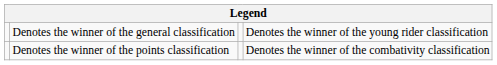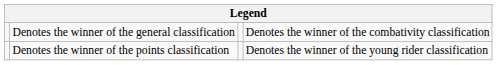(367, 32) Denotes the winner of the young rider classification -> (368, 32) Denotes the winner of the combativity classification
(368, 50) Denotes the winner of the combativity classification -> (367, 50) Denotes the winner of the young rider classification
